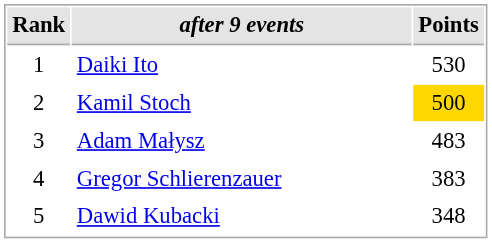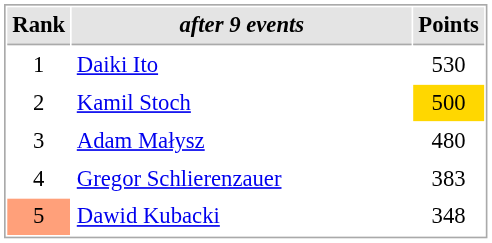(449, 140) 483 -> (449, 140) 480
(39, 216) no background -> (39, 216) lightsalmon background
